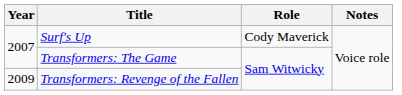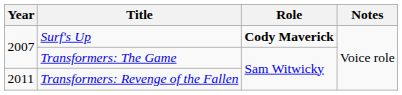(287, 36) normal -> (289, 36) bold
(21, 79) 2009 -> (21, 79) 2011
